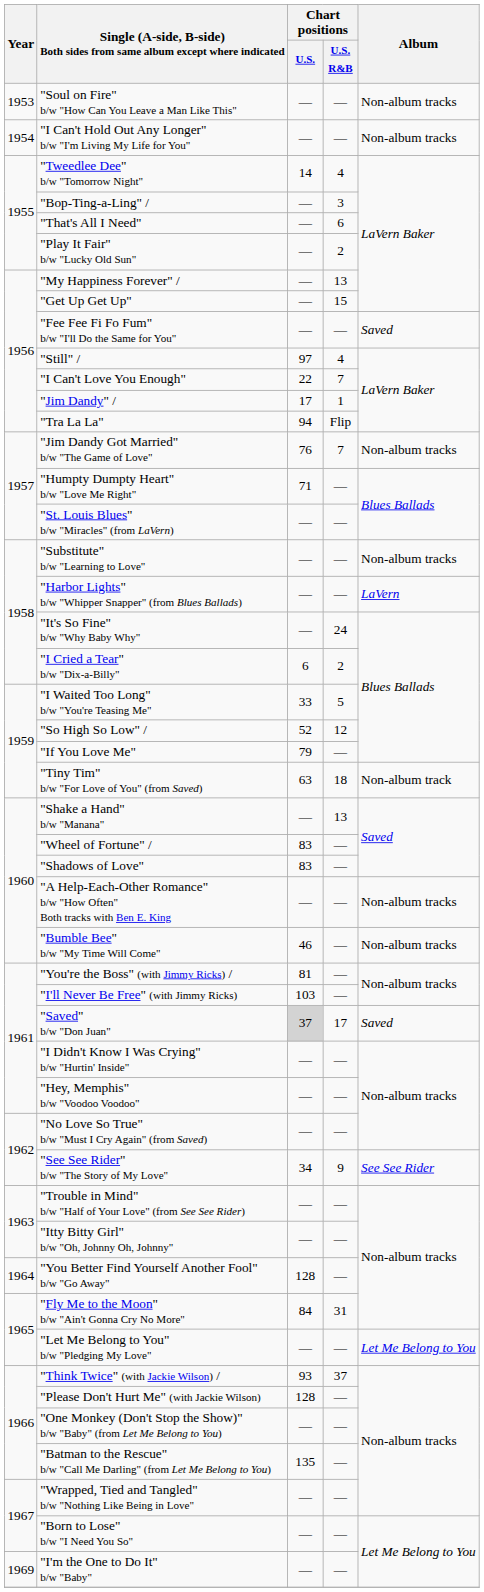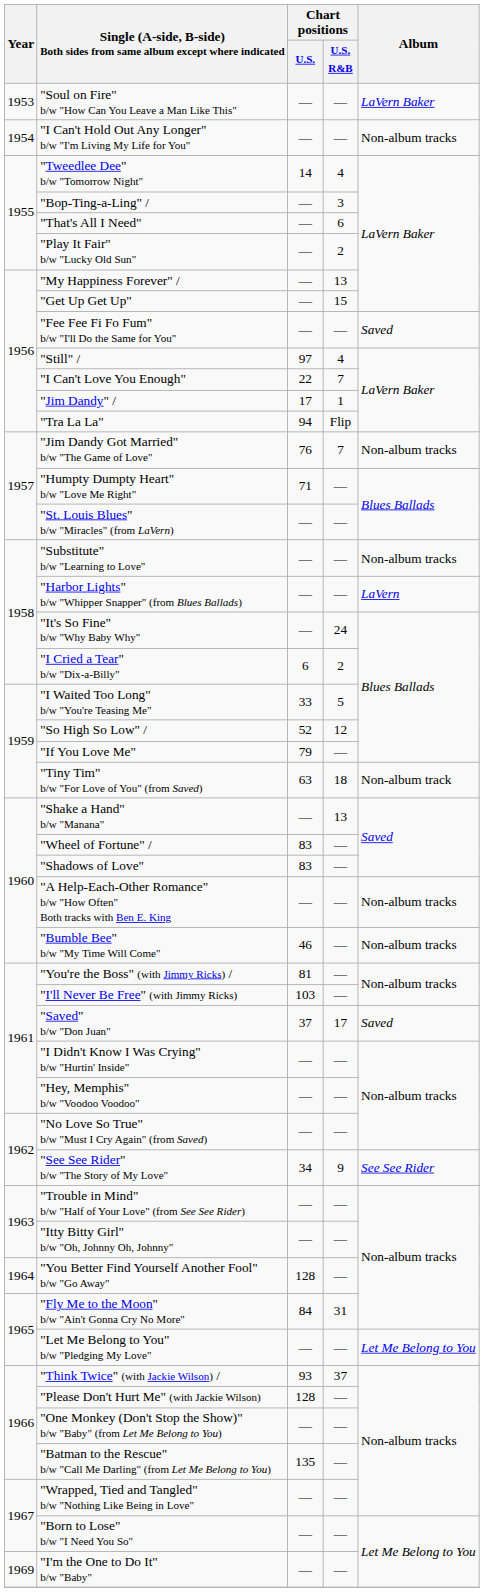(409, 101) Non-album tracks -> (398, 101) LaVern Baker
(305, 1023) lightgrey background -> (305, 1023) no background
